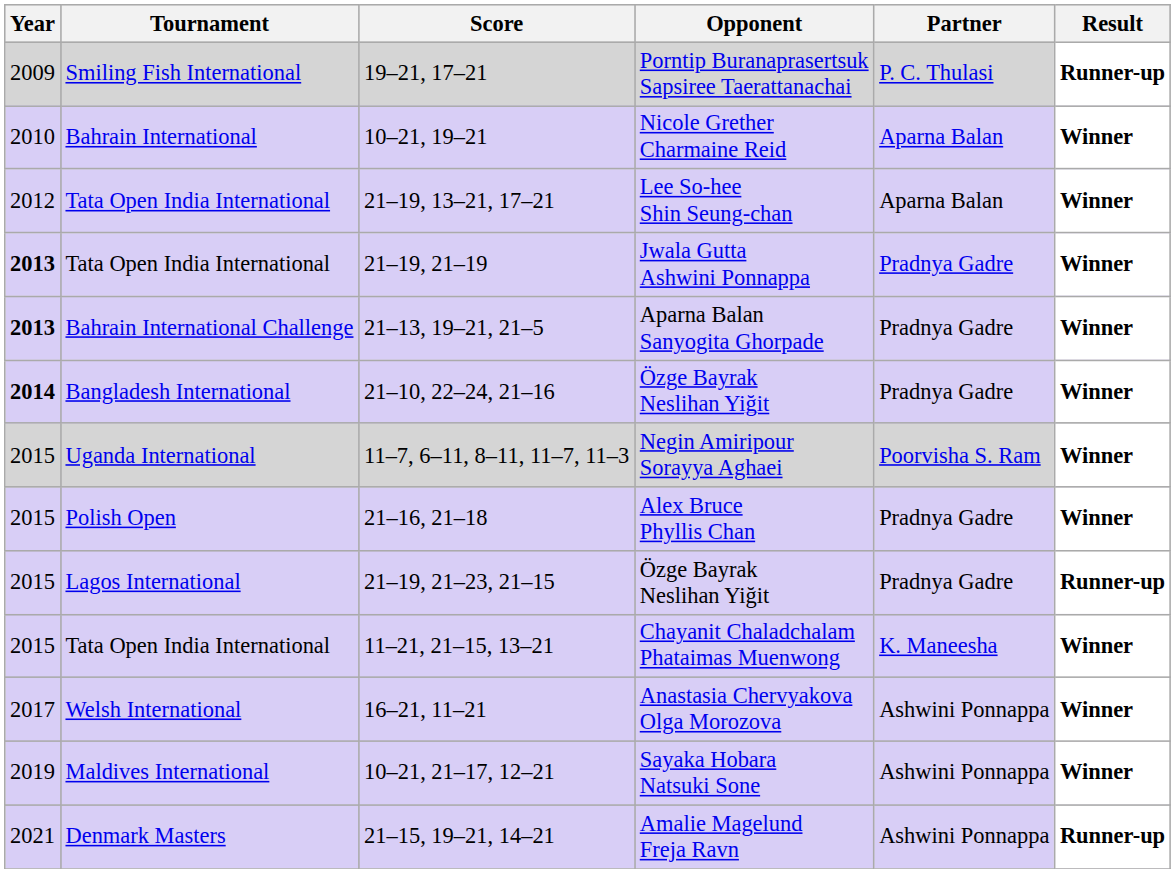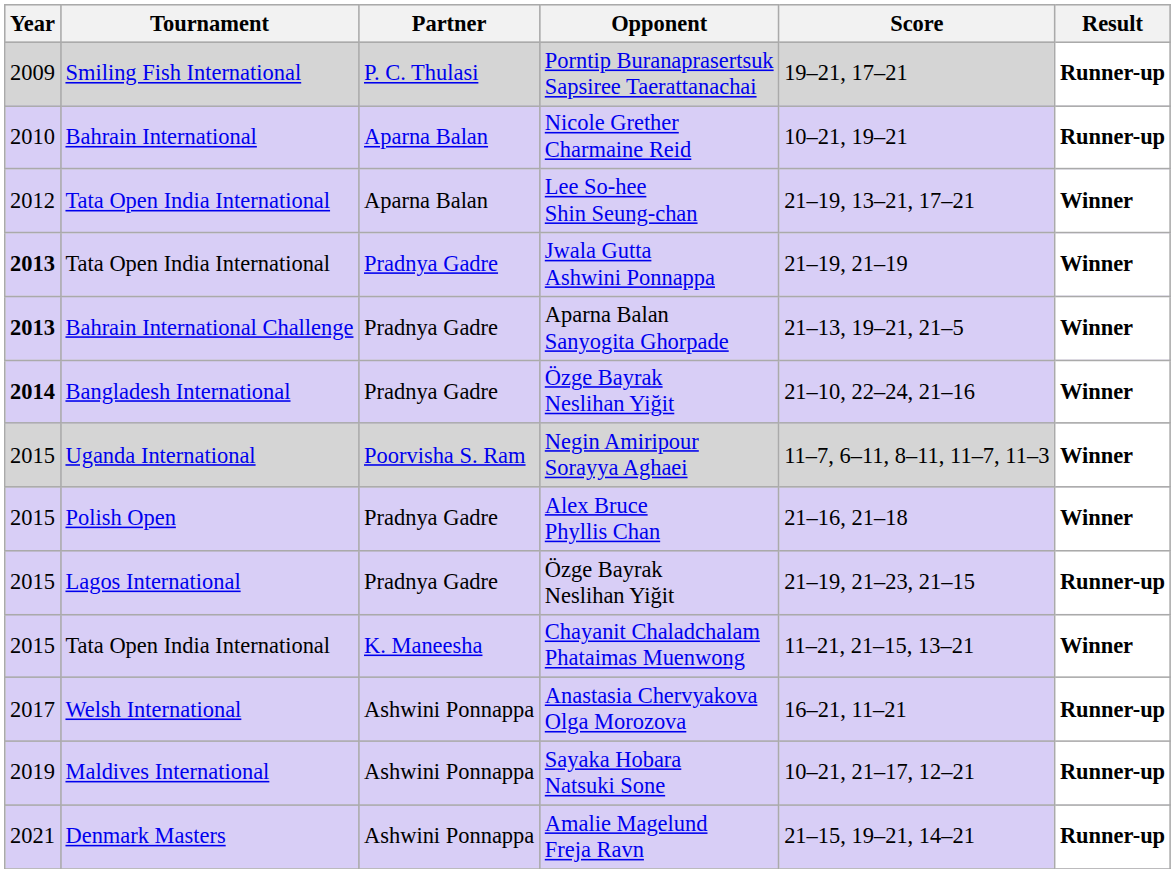columns swapped: (964, 23) <-> (497, 23)
(1096, 137) Winner -> (1113, 137) Runner-up
(1096, 709) Winner -> (1113, 709) Runner-up
(1096, 772) Winner -> (1113, 772) Runner-up
